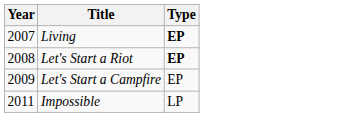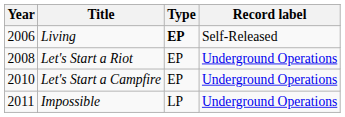+ column: (270, 15)
(21, 36) 2007 -> (21, 36) 2006
(176, 58) bold -> (175, 58) normal
(21, 79) 2009 -> (21, 79) 2010
